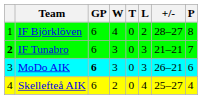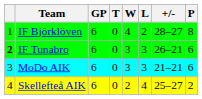columns swapped: (118, 13) <-> (132, 13)
(168, 49) 21–21 -> (168, 49) 26–21
(191, 49) 7 -> (191, 49) 6
(94, 67) bold -> (94, 67) normal
(168, 67) 26–21 -> (168, 67) 21–21
(191, 85) 4 -> (191, 85) 2
